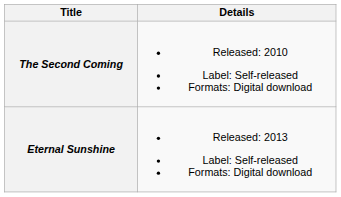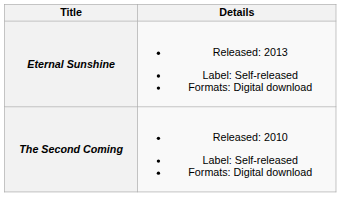rows swapped: (71, 64) <-> (71, 149)
